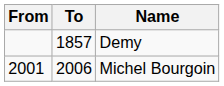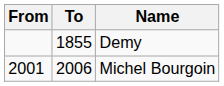(74, 42) 1857 -> (74, 42) 1855
